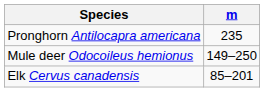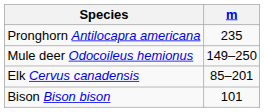+ row: (59, 96)
